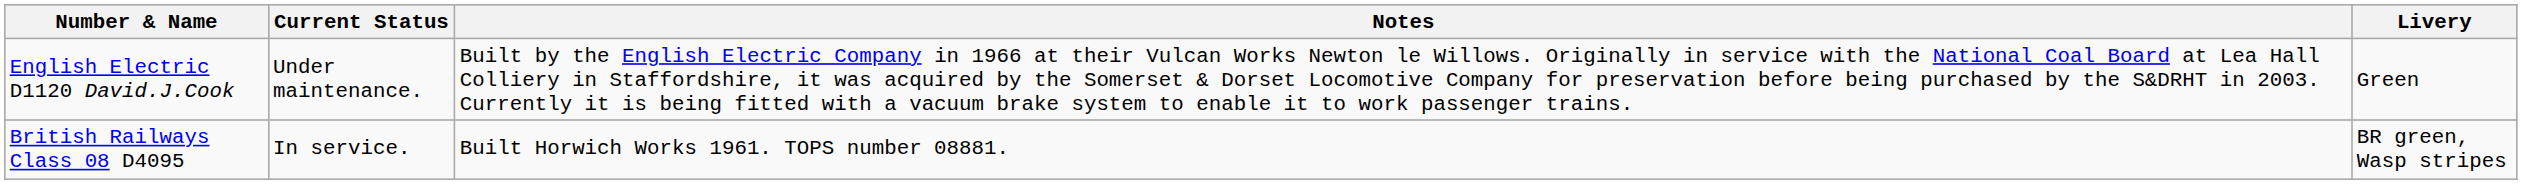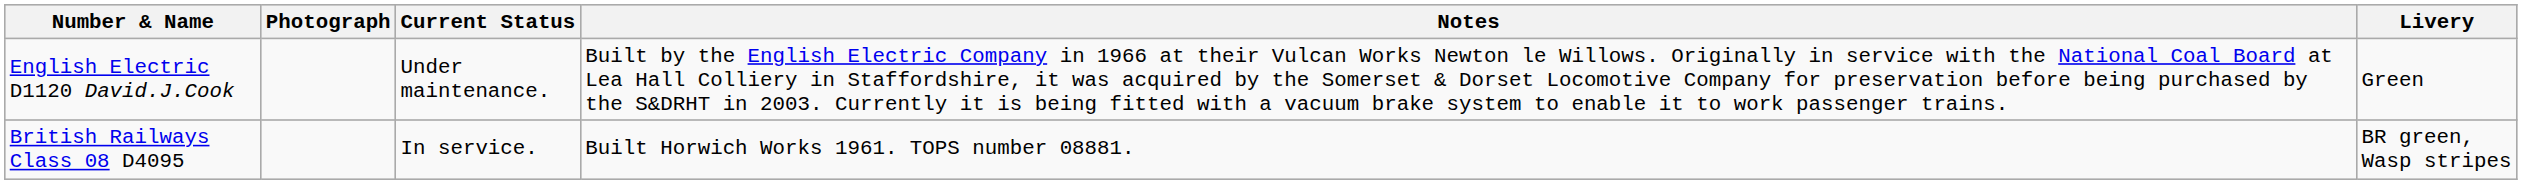+ column: (328, 22)
